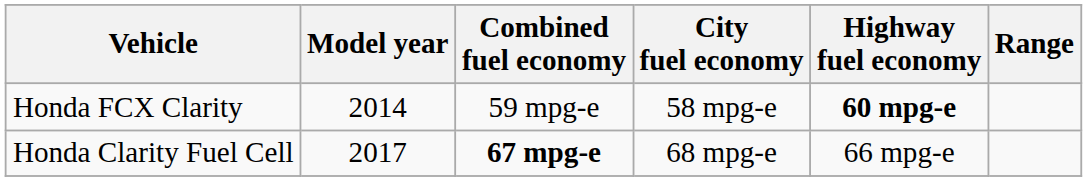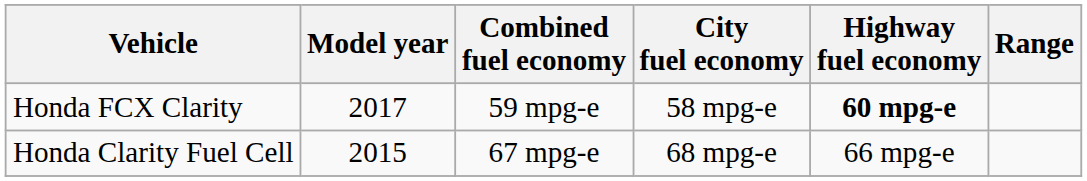(378, 106) 2014 -> (378, 106) 2017
(378, 152) 2017 -> (378, 152) 2015
(544, 152) bold -> (544, 152) normal
